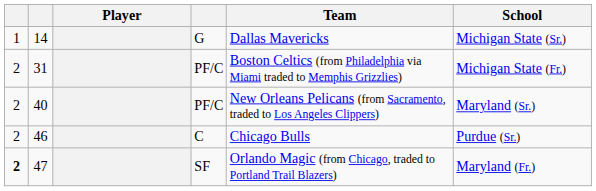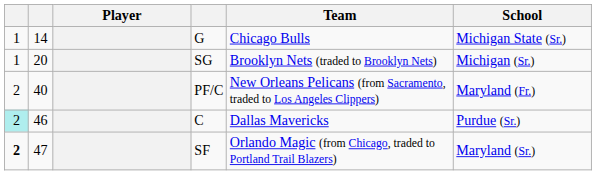(279, 37) Dallas Mavericks -> (270, 37) Chicago Bulls
+ row: (41, 60)
- row: (41, 68)
(496, 106) Maryland (Sr.) -> (496, 90) Maryland (Fr.)
(16, 136) no background -> (16, 120) paleturquoise background
(270, 136) Chicago Bulls -> (279, 120) Dallas Mavericks
(496, 166) Maryland (Fr.) -> (496, 151) Maryland (Sr.)
